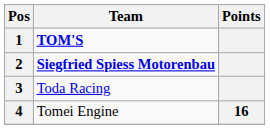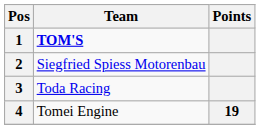(126, 64) bold -> (121, 64) normal
(241, 112) 16 -> (232, 112) 19
